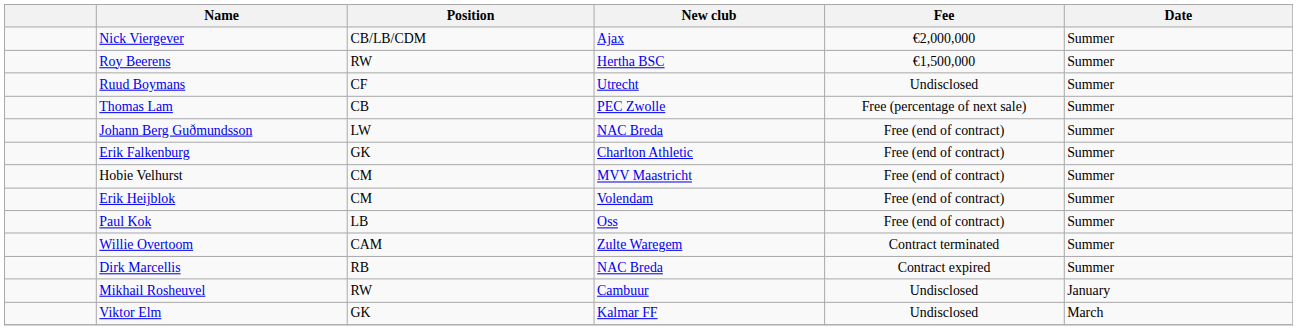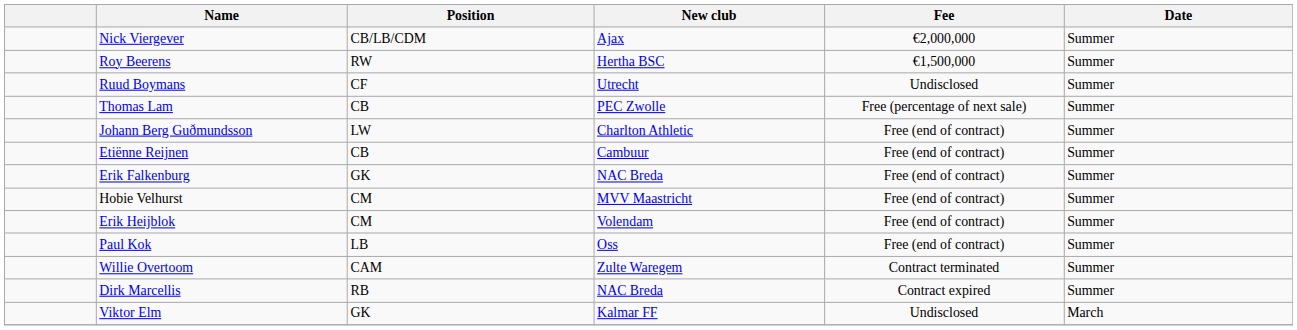(630, 129) NAC Breda -> (645, 129) Charlton Athletic
+ row: (144, 152)
(645, 152) Charlton Athletic -> (630, 175) NAC Breda
- row: (152, 290)
